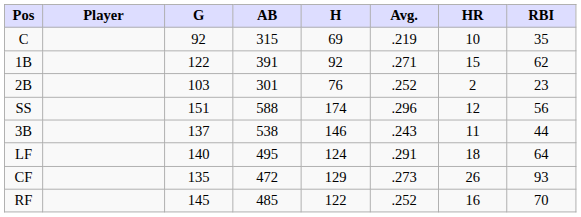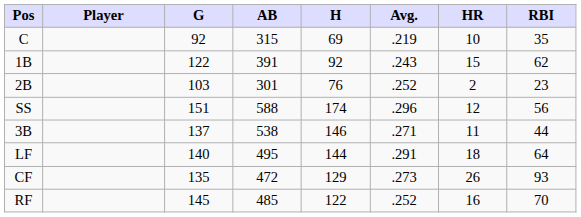(404, 62) .271 -> (404, 62) .243
(404, 131) .243 -> (404, 131) .271
(336, 154) 124 -> (336, 154) 144
